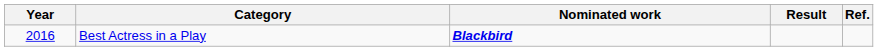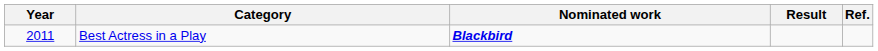(40, 35) 2016 -> (40, 35) 2011
